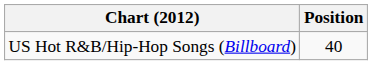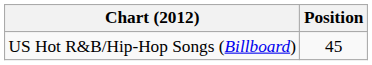(334, 45) 40 -> (334, 45) 45
